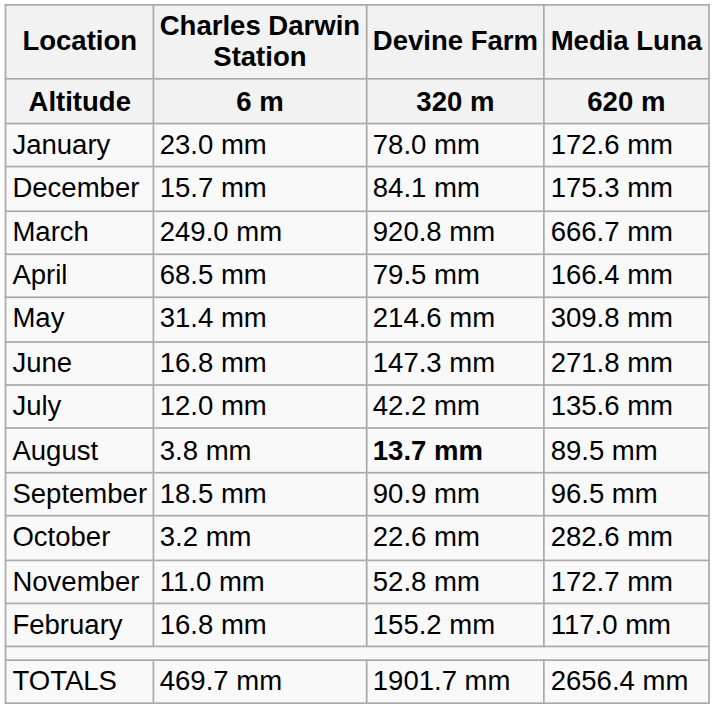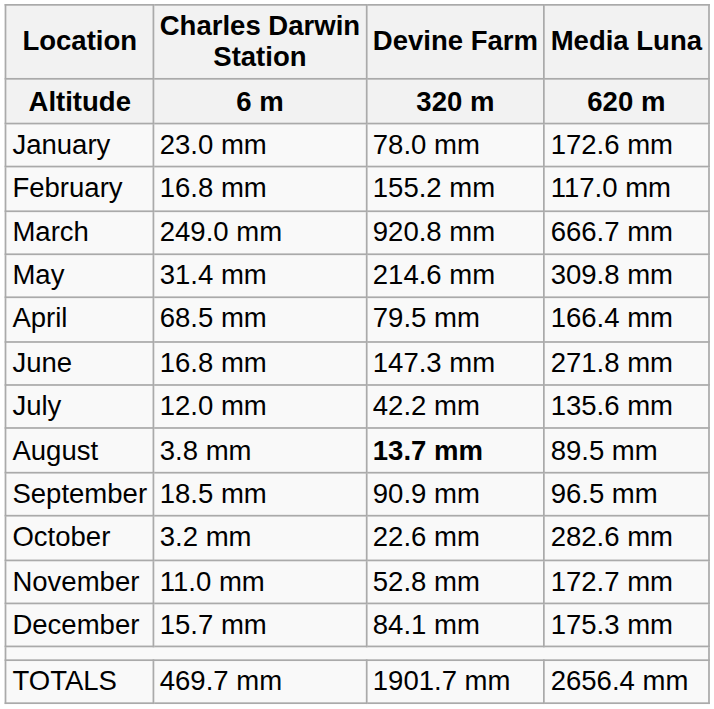rows swapped: (68, 624) <-> (76, 188)
rows swapped: (40, 275) <-> (38, 319)
